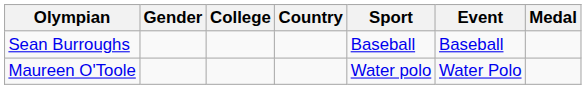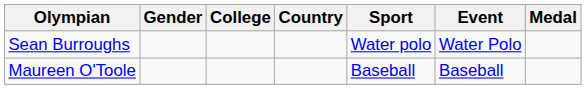(383, 44) Baseball -> (391, 44) Water polo
(471, 44) Baseball -> (480, 44) Water Polo
(391, 71) Water polo -> (383, 71) Baseball
(480, 71) Water Polo -> (471, 71) Baseball
